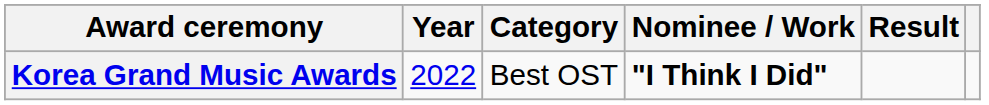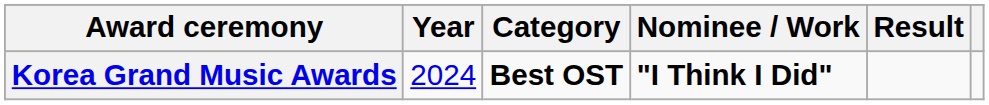(443, 74) 2022 -> (443, 74) 2024
(554, 74) normal -> (556, 74) bold
